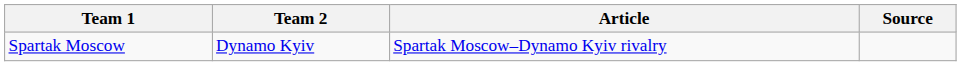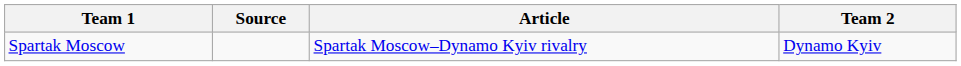columns swapped: (301, 18) <-> (908, 18)
